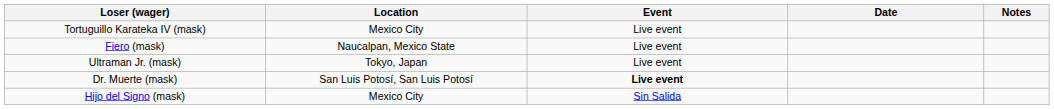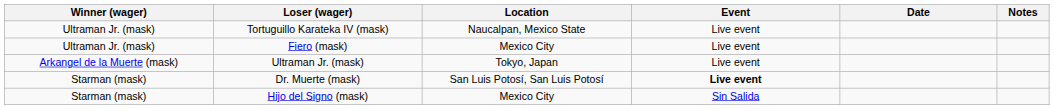+ column: (109, 12)
(396, 29) Mexico City -> (527, 29) Naucalpan, Mexico State
(396, 46) Naucalpan, Mexico State -> (527, 46) Mexico City
